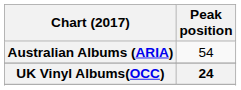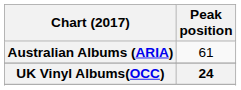(206, 52) 54 -> (206, 52) 61
